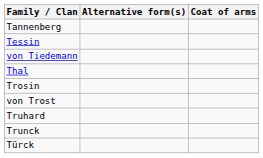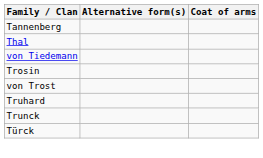- row: (23, 41)
rows swapped: (17, 71) <-> (42, 56)
